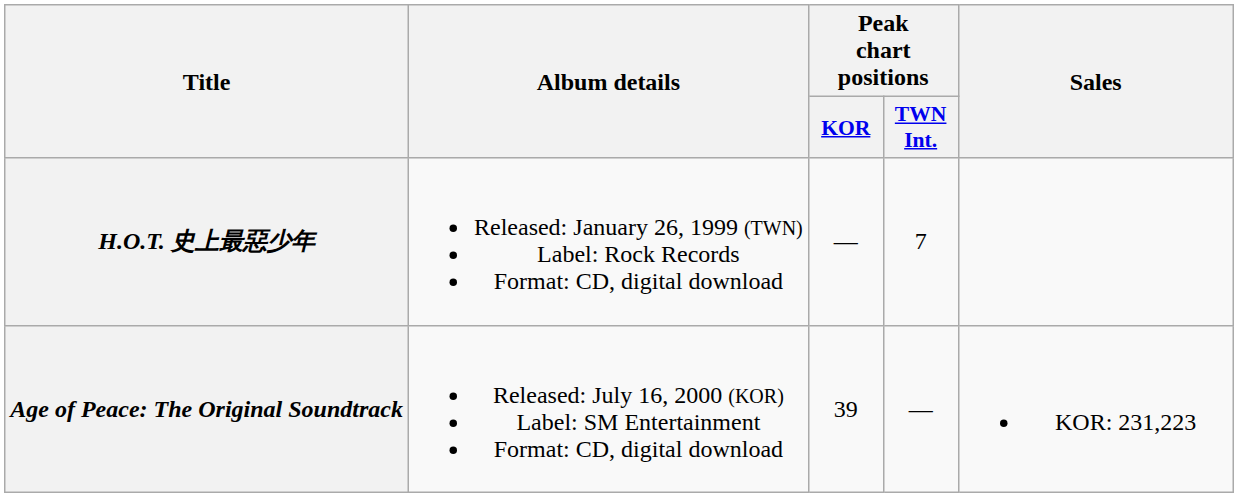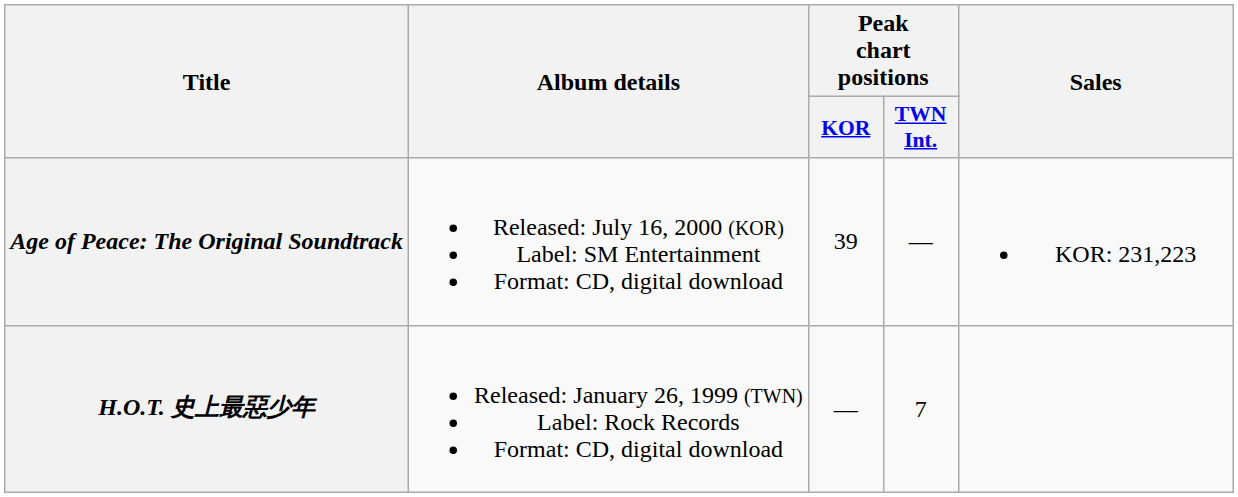rows swapped: (207, 240) <-> (207, 408)
